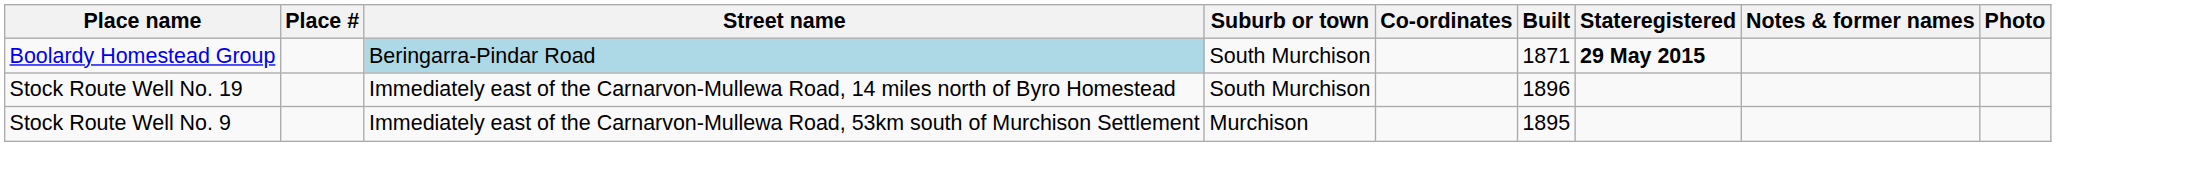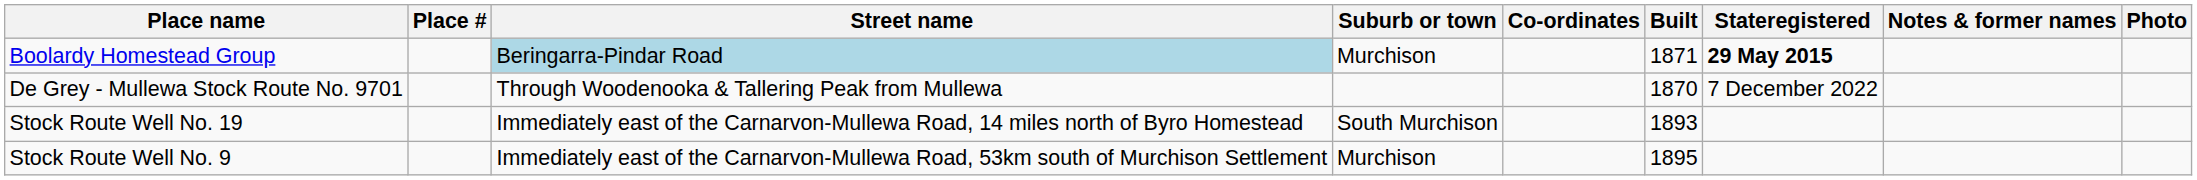(1290, 55) South Murchison -> (1386, 55) Murchison
+ row: (206, 89)
(1546, 89) 1896 -> (1674, 123) 1893
